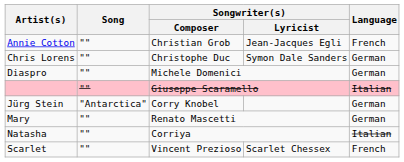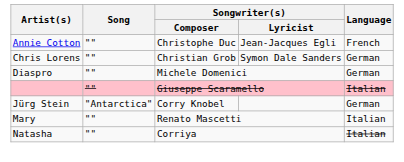(191, 42) Christian Grob -> (196, 42) Christophe Duc
(191, 58) Christophe Duc -> (196, 58) Christian Grob
(369, 119) German -> (366, 119) Italian
- row: (27, 149)
